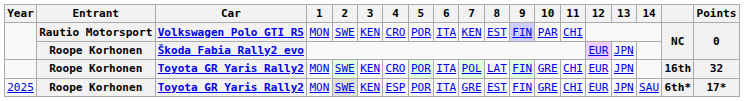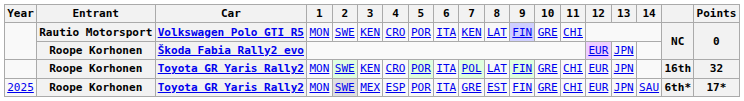(497, 32) EST -> (497, 32) LAT
(548, 32) PAR -> (548, 32) GRE
(370, 87) KEN -> (370, 87) MEX
